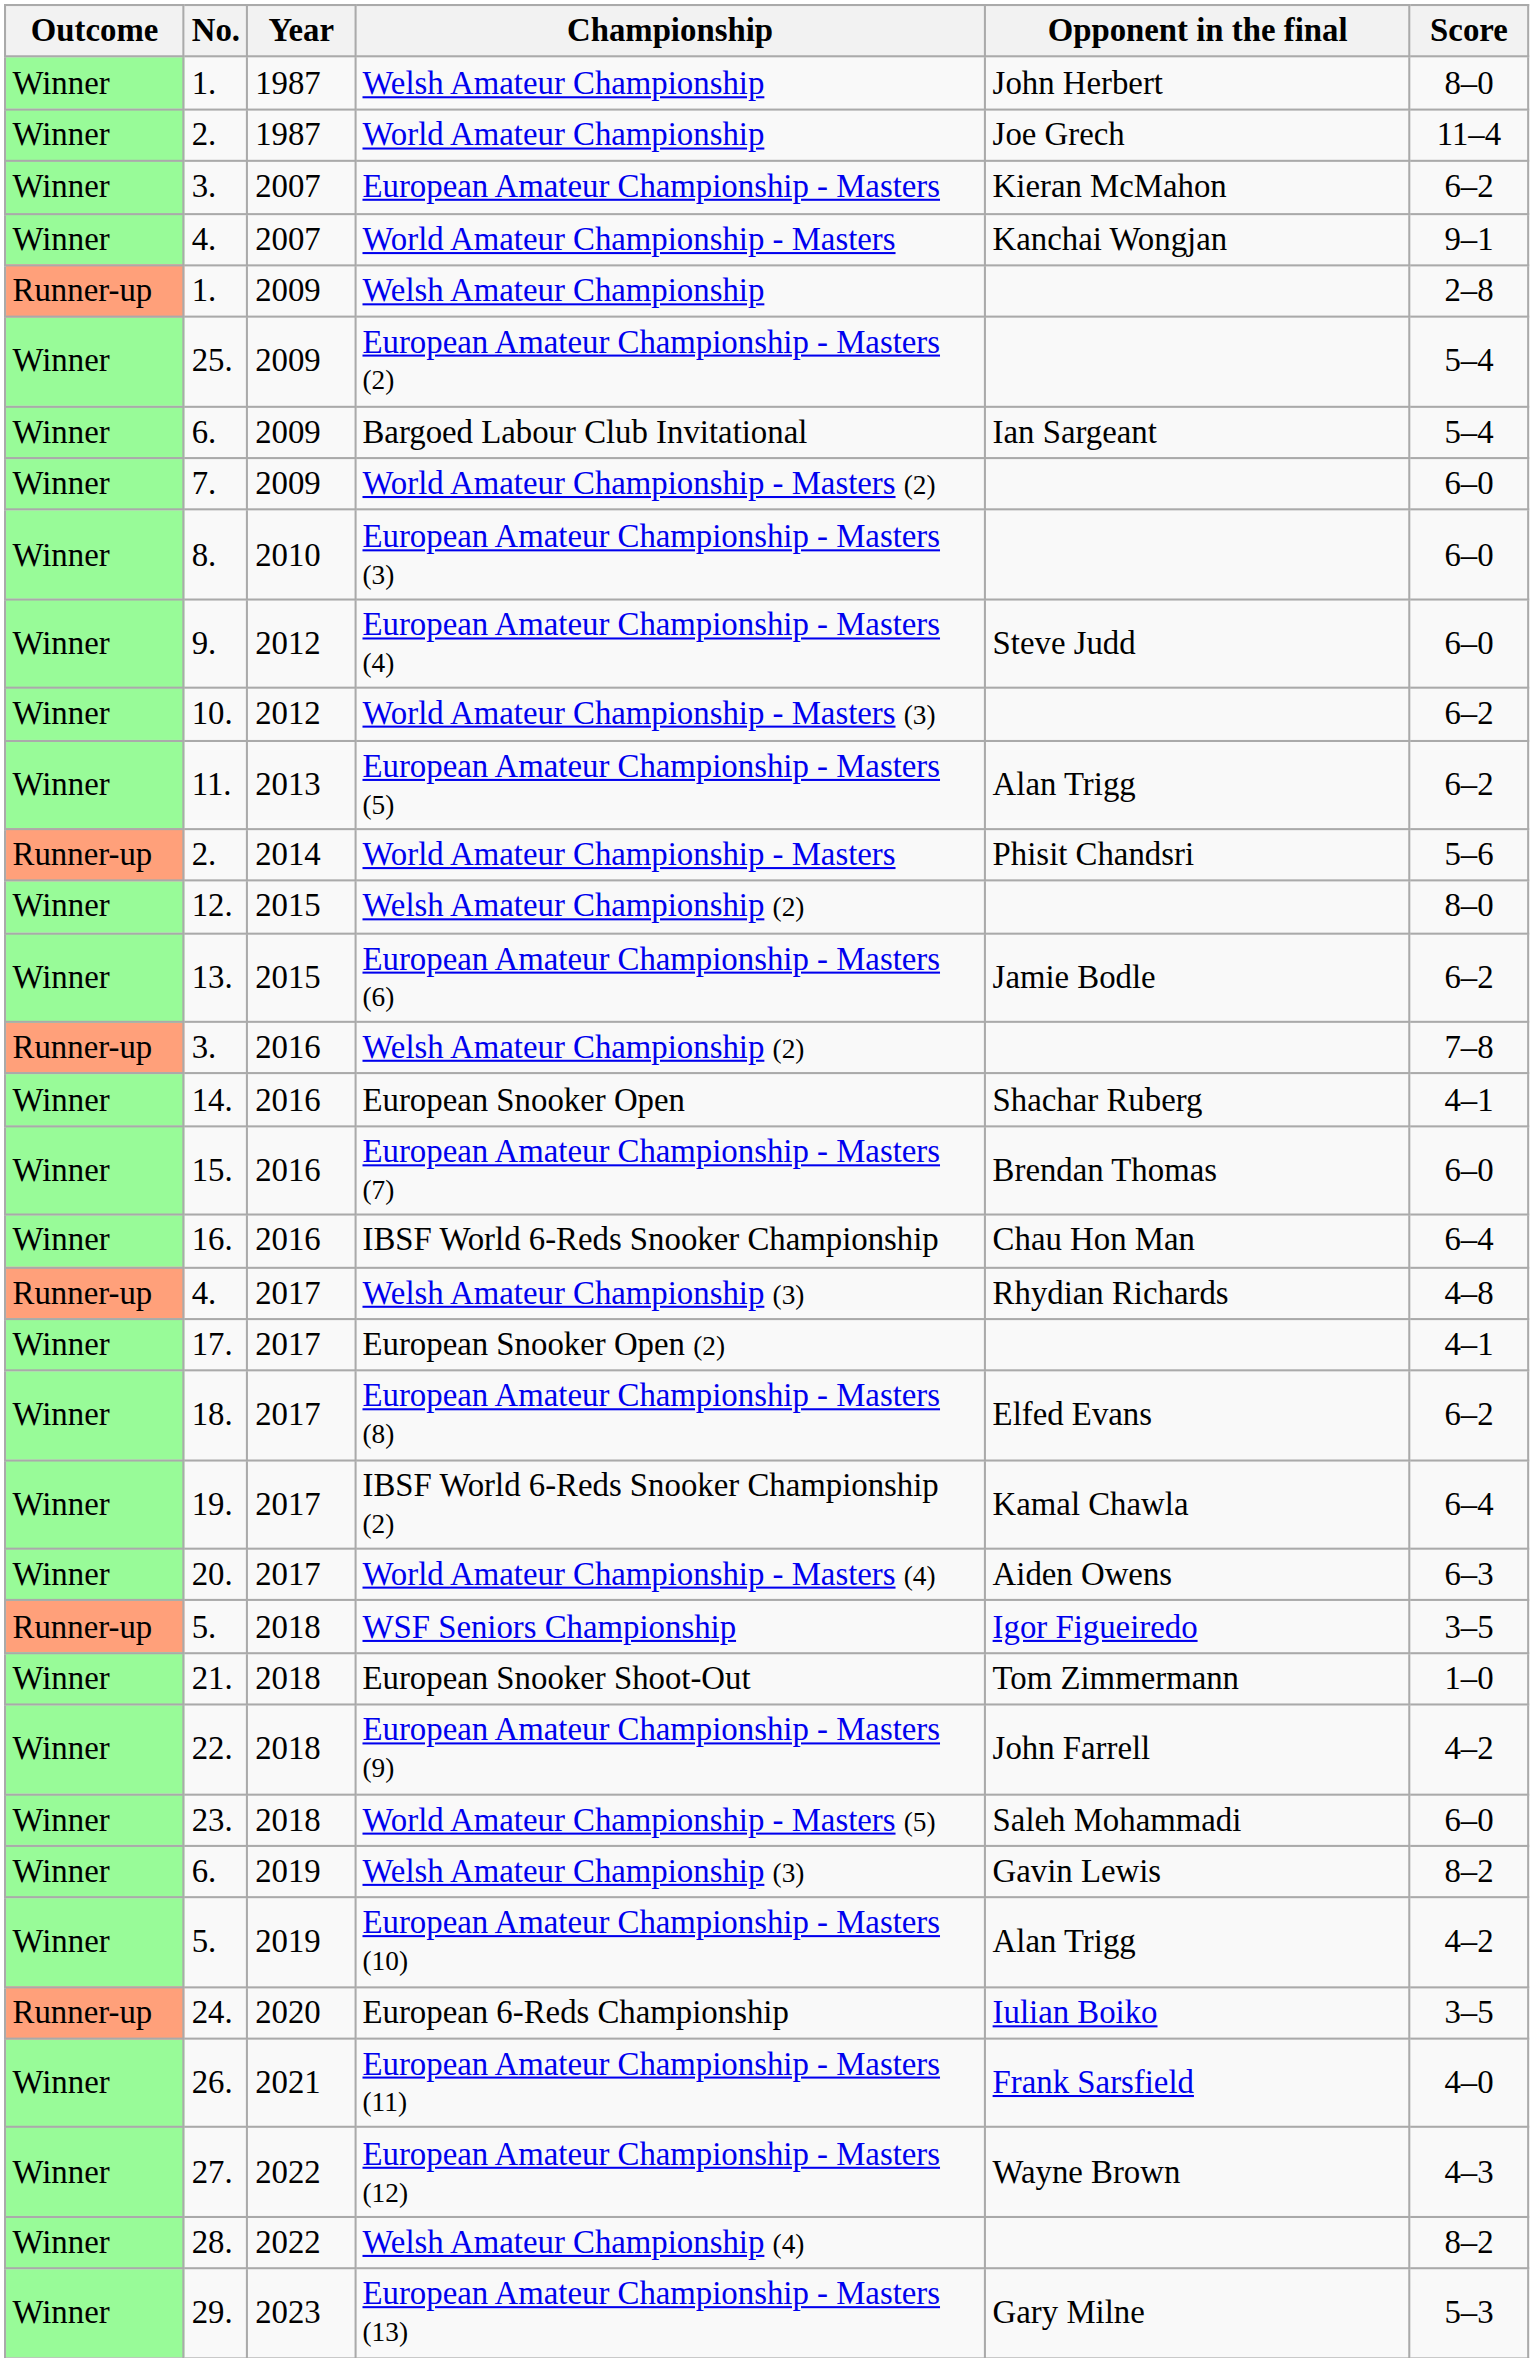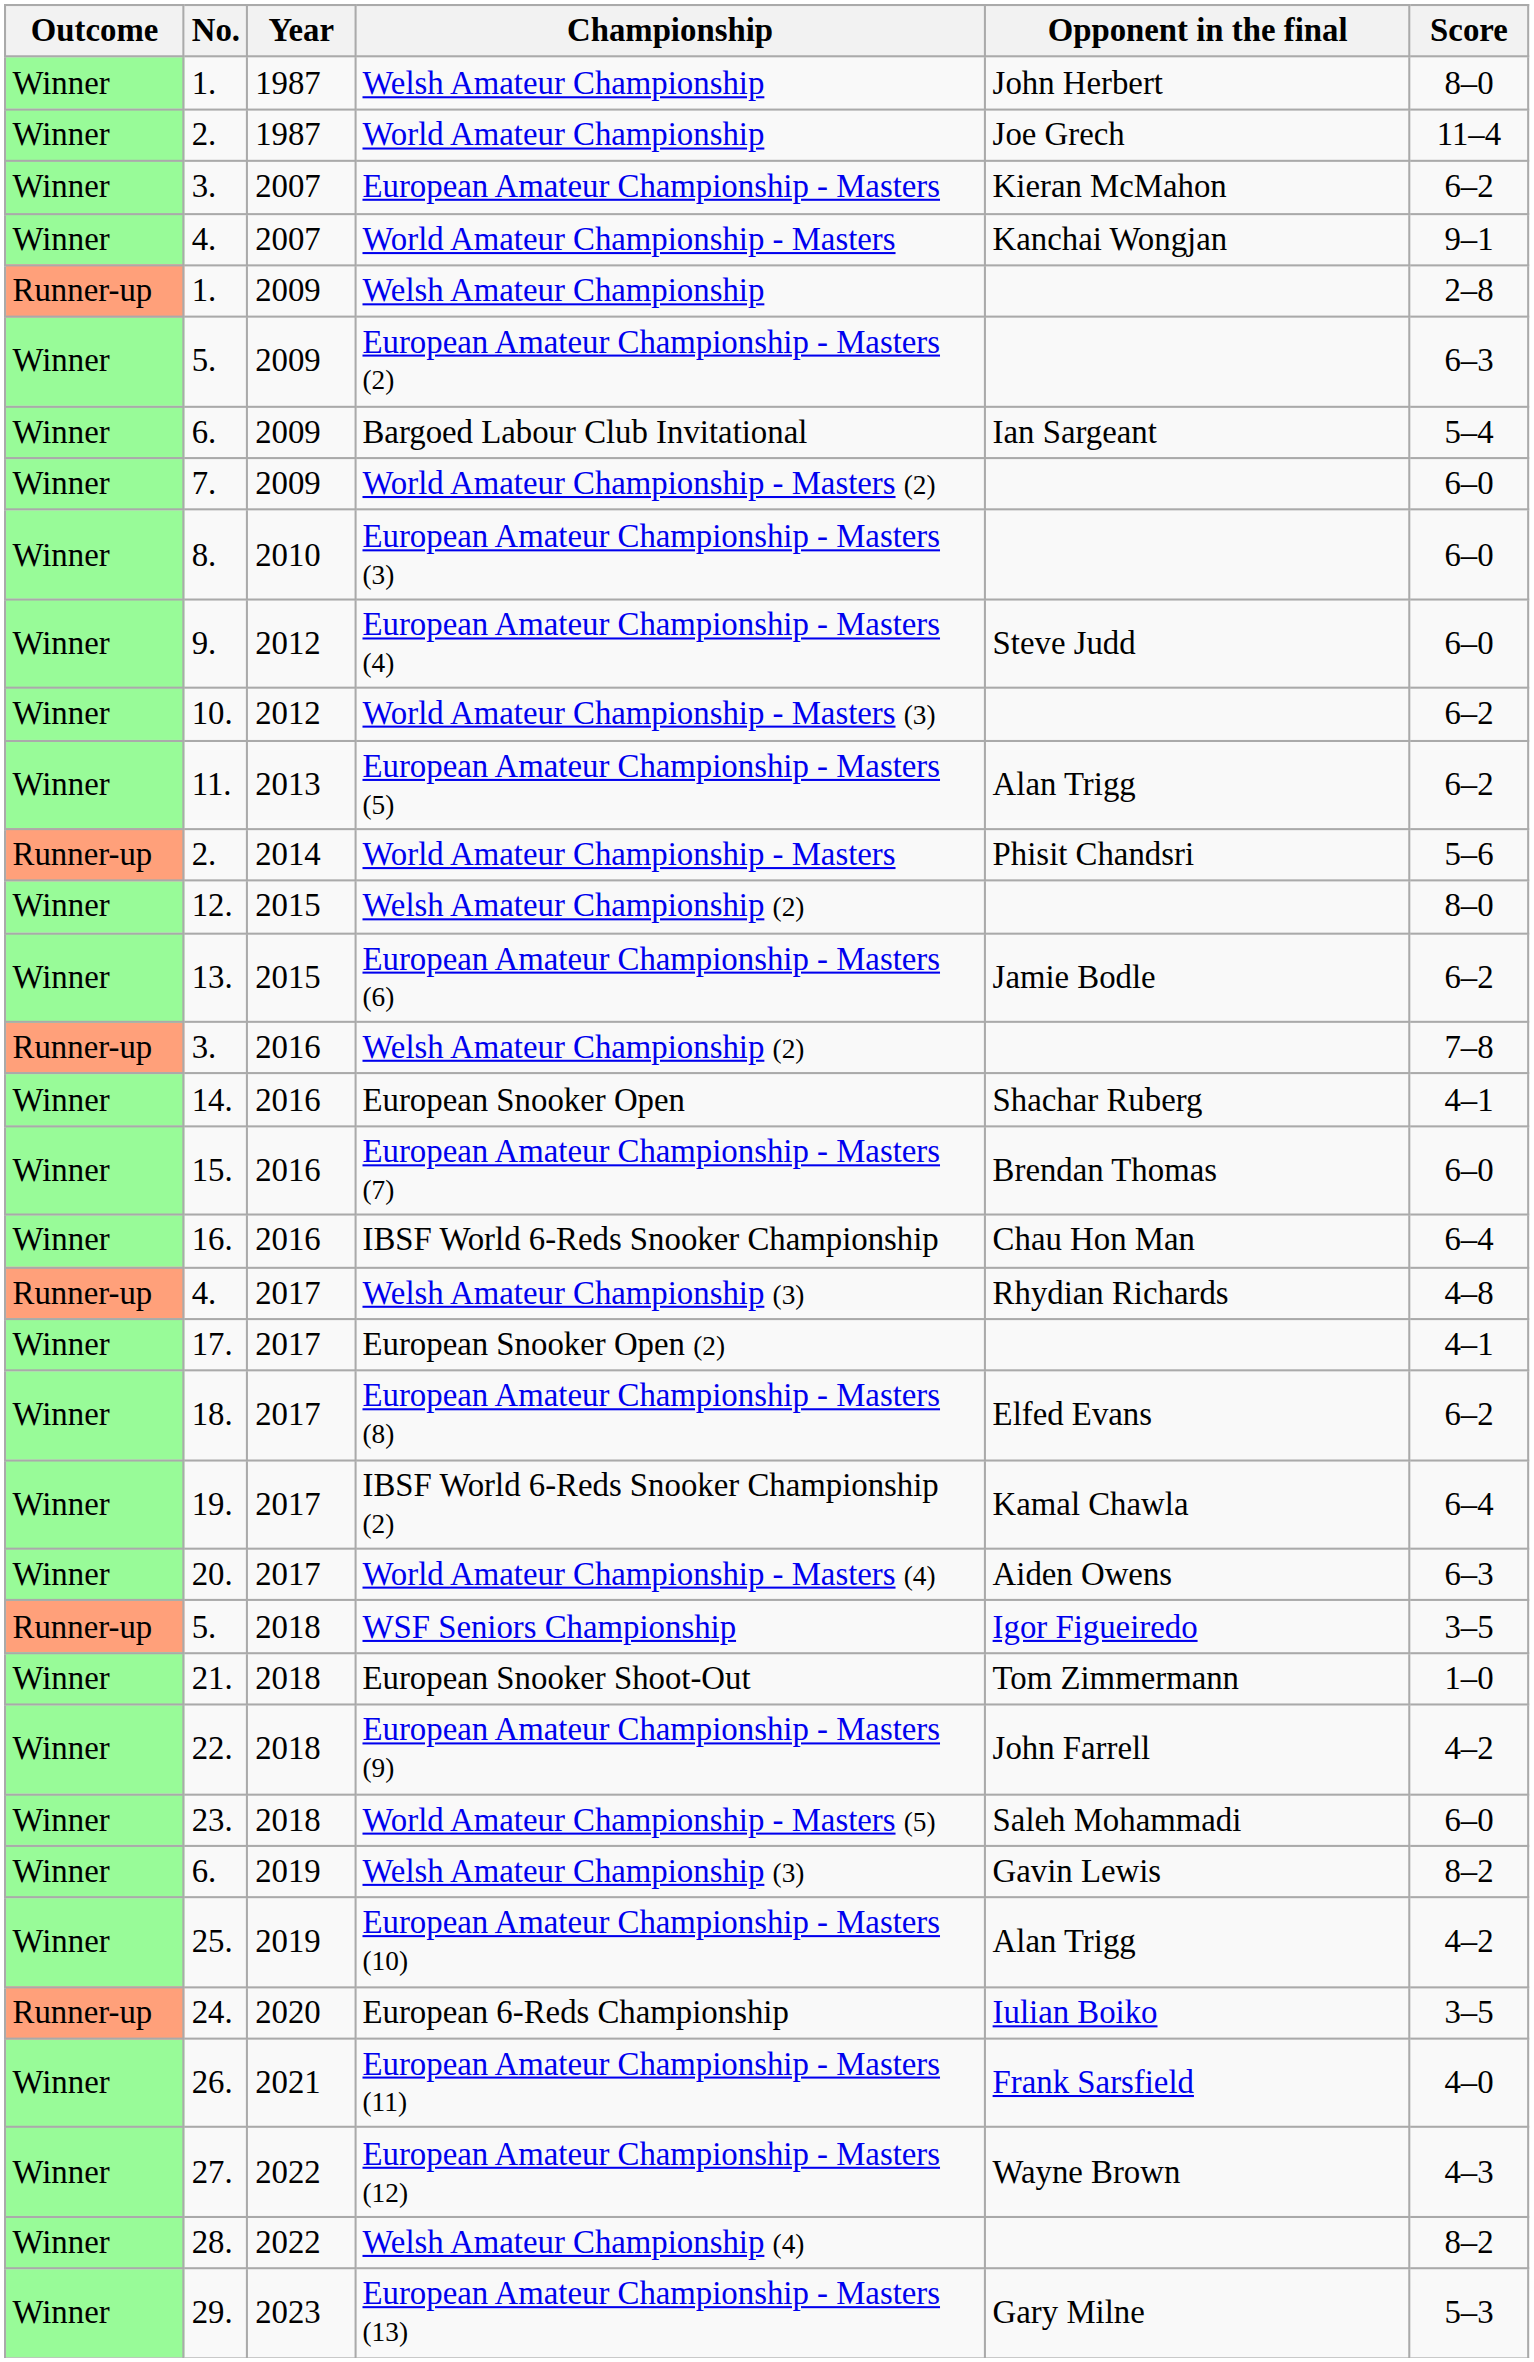(212, 361) 25. -> (204, 361) 5.
(1469, 361) 5–4 -> (1469, 361) 6–3
(204, 1941) 5. -> (212, 1941) 25.
